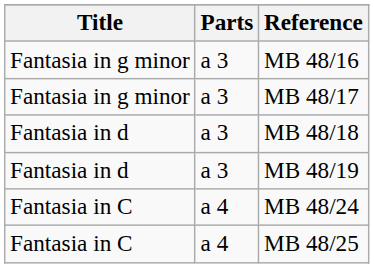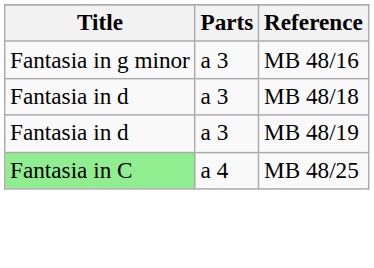- row: (311, 96)
- row: (311, 206)
(71, 243) no background -> (71, 170) lightgreen background
